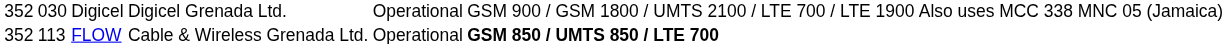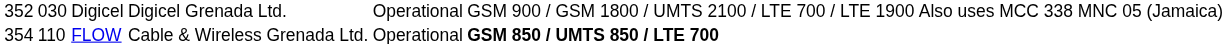(19, 35) 352 -> (19, 35) 354
(52, 35) 113 -> (52, 35) 110
